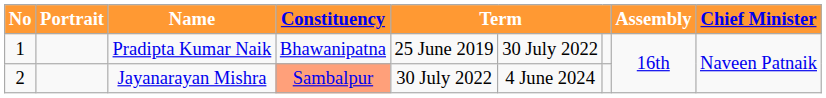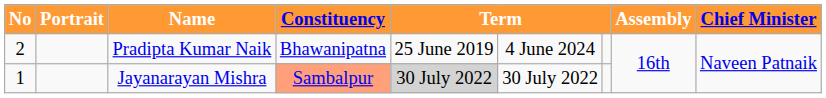(20, 48) 1 -> (20, 48) 2
(550, 48) 30 July 2022 -> (550, 48) 4 June 2024
(20, 78) 2 -> (20, 78) 1
(444, 78) no background -> (444, 78) lightgrey background
(550, 78) 4 June 2024 -> (550, 78) 30 July 2022
